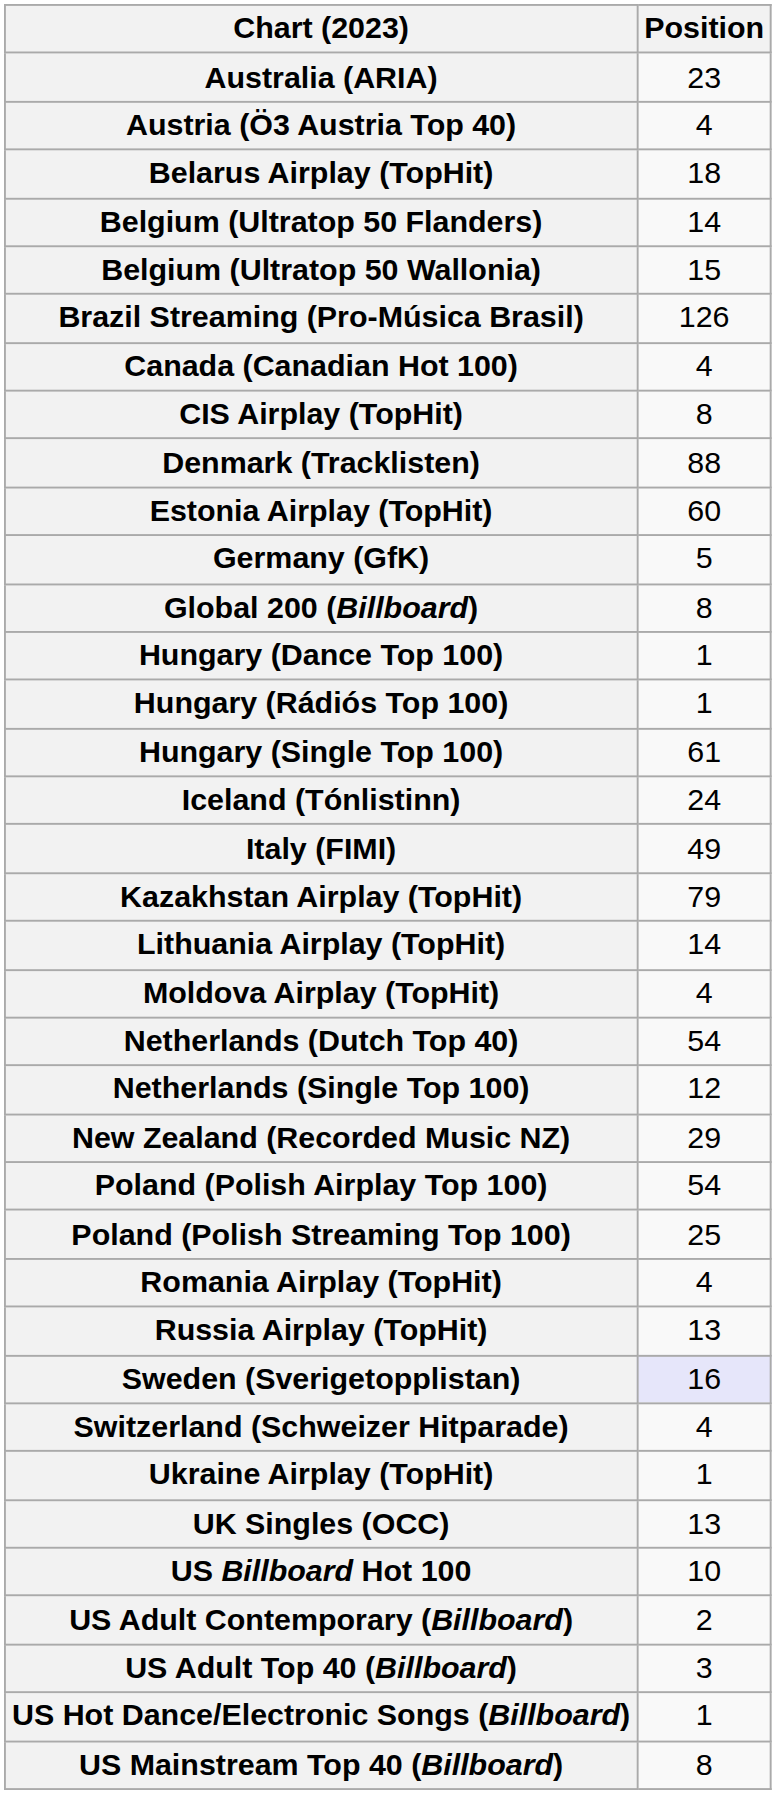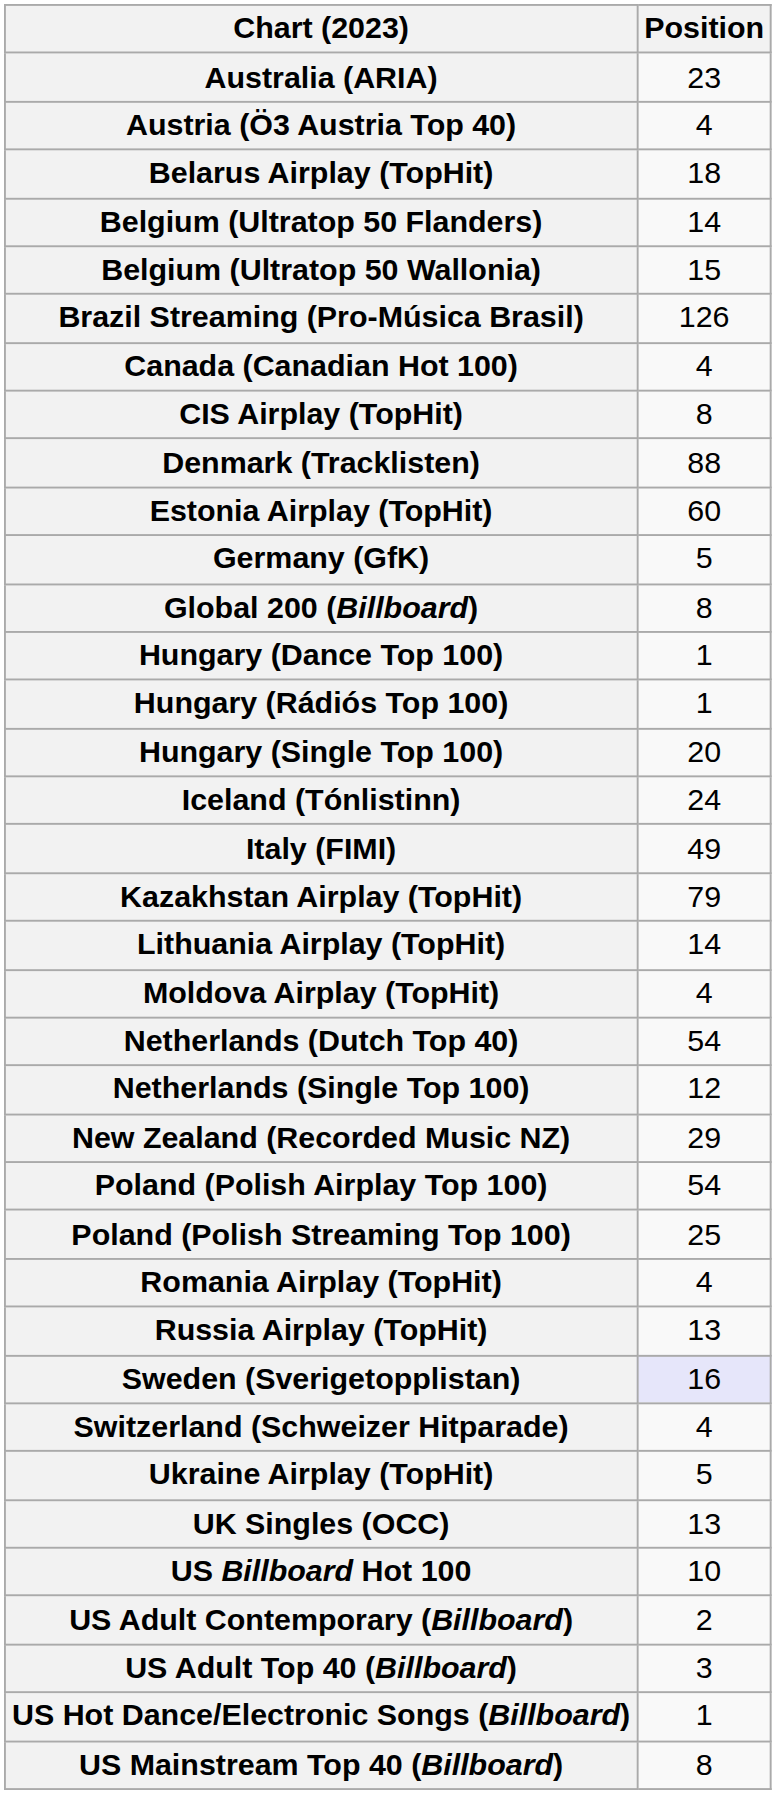(704, 751) 61 -> (704, 751) 20
(704, 1474) 1 -> (704, 1474) 5
